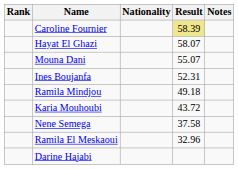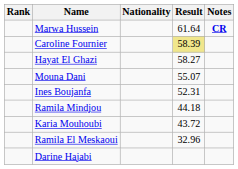+ row: (67, 28)
(189, 44) 58.07 -> (189, 60) 58.27
(189, 92) 49.18 -> (189, 108) 44.18
- row: (63, 124)
